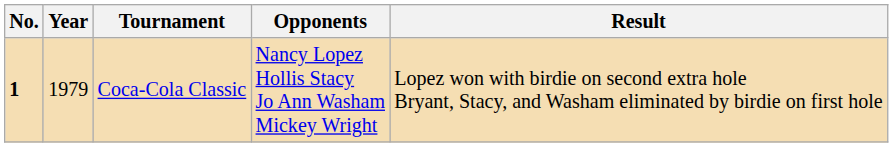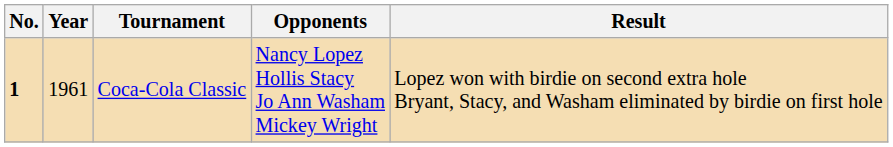(68, 89) 1979 -> (68, 89) 1961
